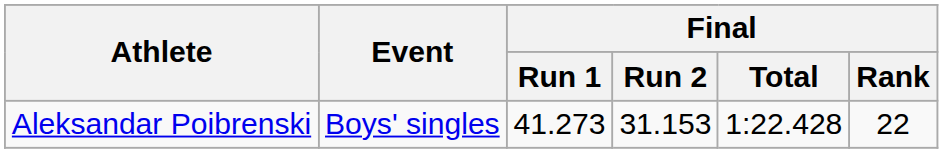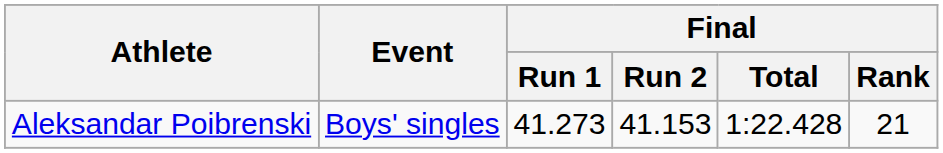(665, 123) 31.153 -> (665, 123) 41.153
(893, 123) 22 -> (893, 123) 21
